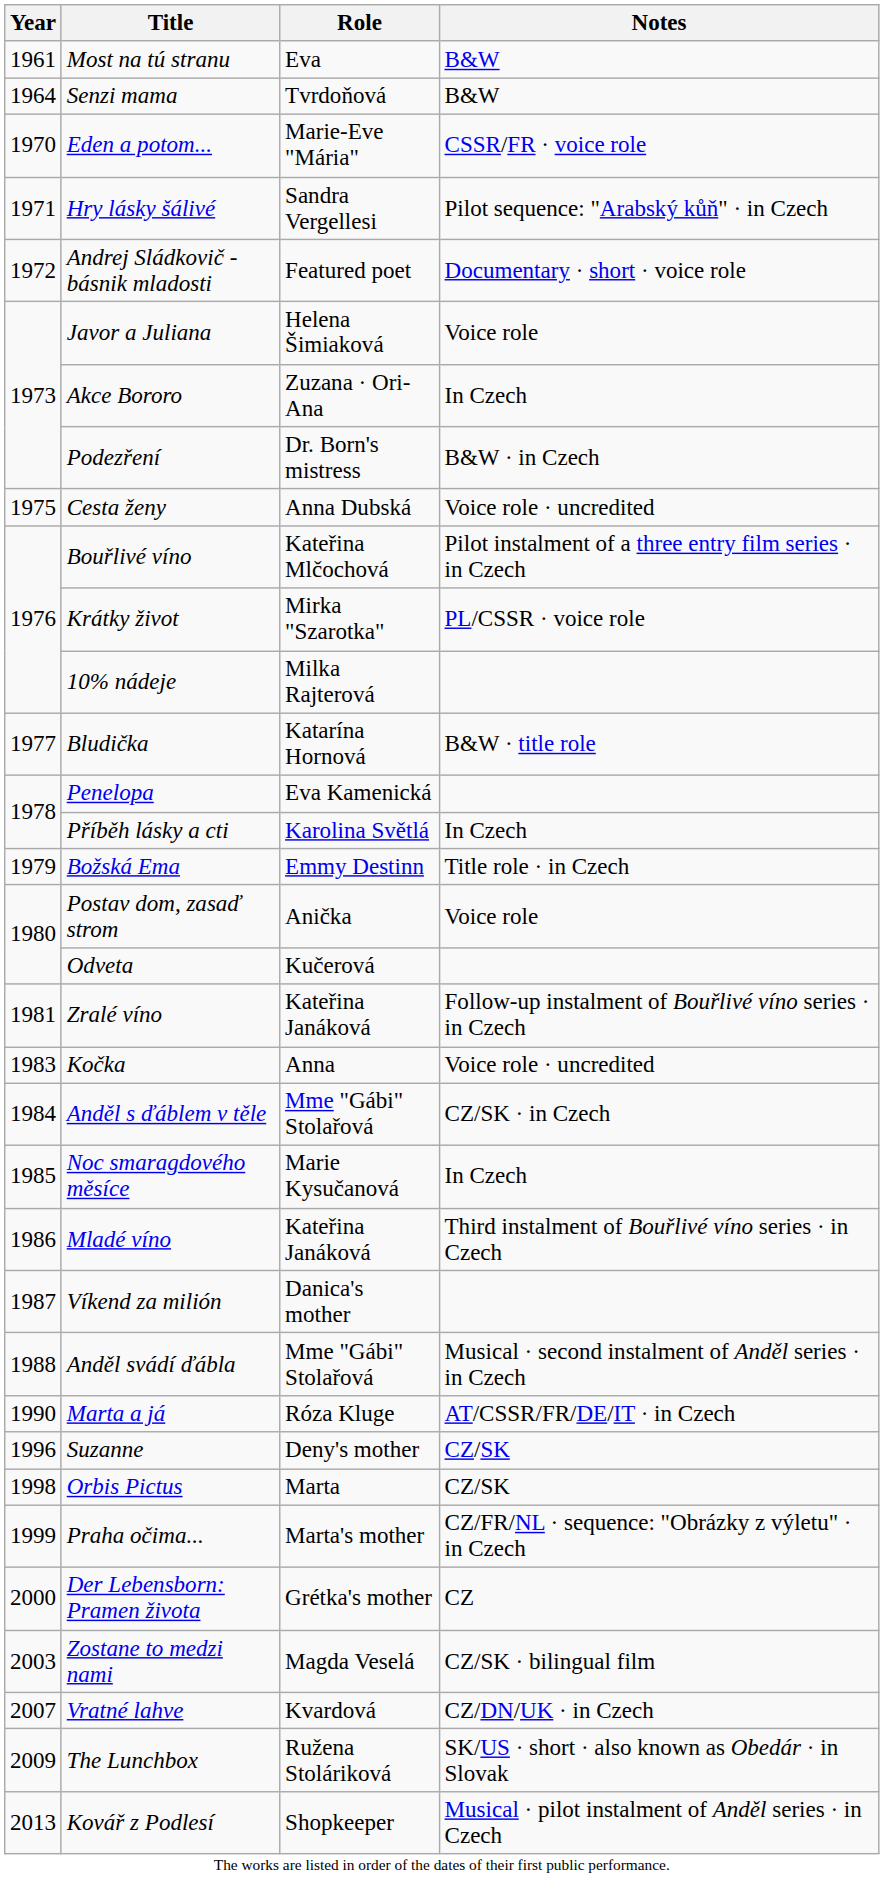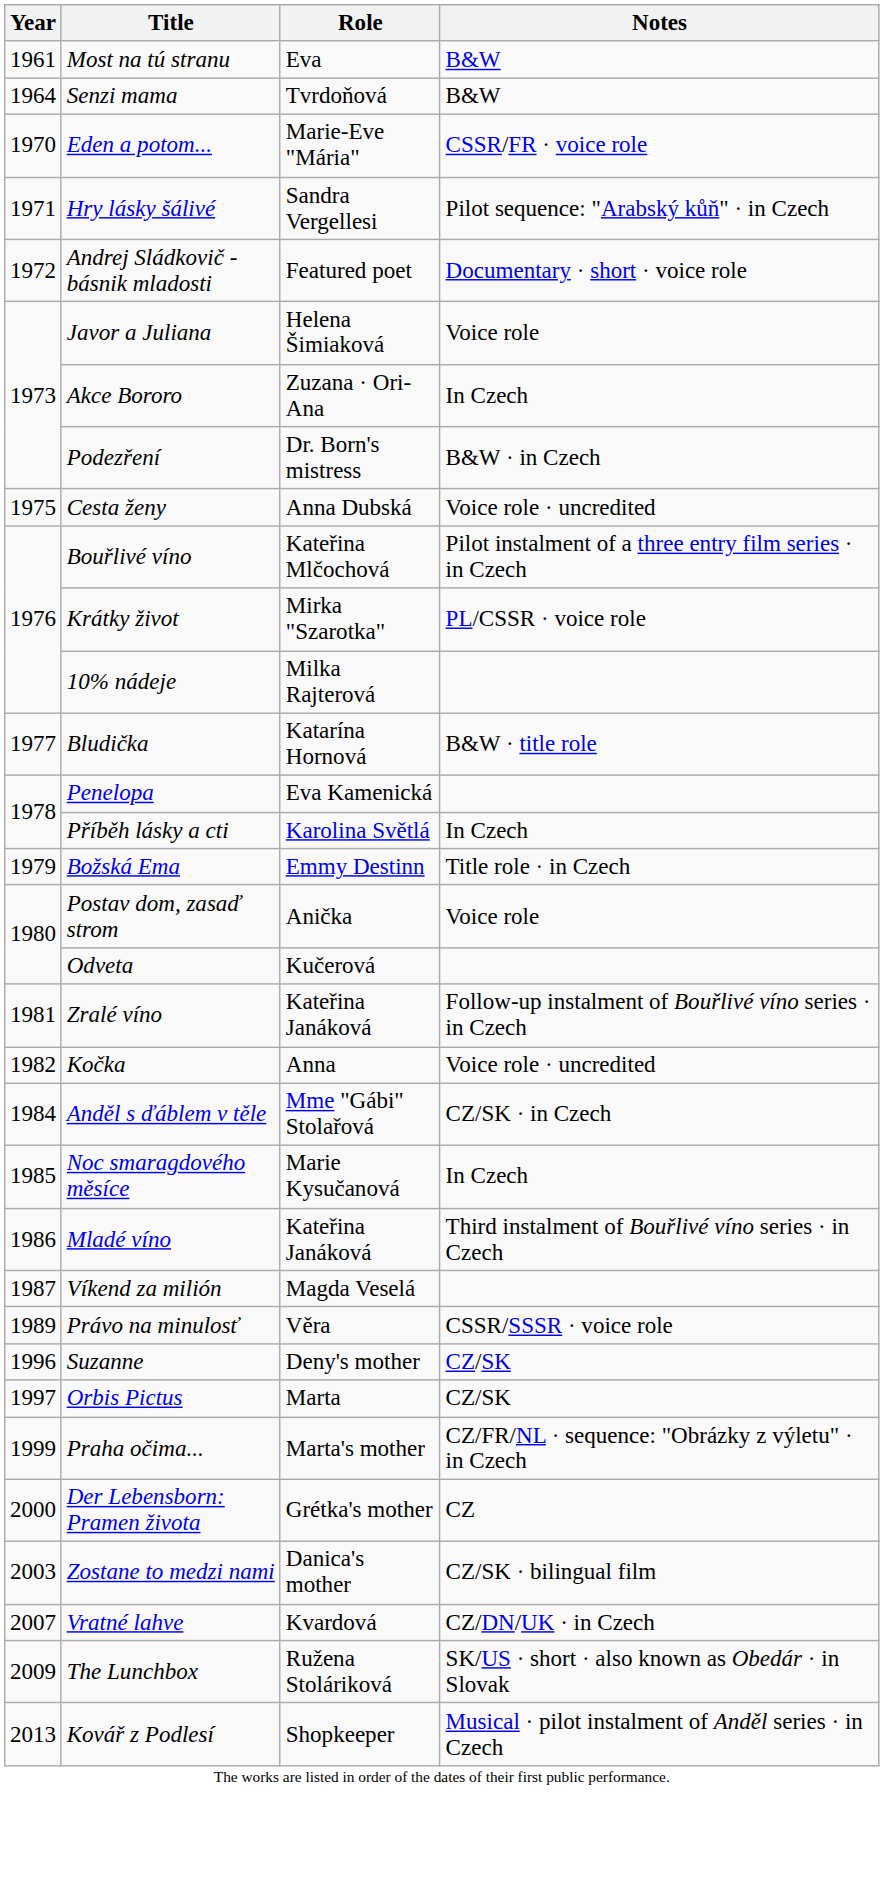(33, 1064) 1983 -> (33, 1064) 1982
(324, 1301) Danica's mother -> (351, 1288) Magda Veselá
- row: (151, 1363)
+ row: (153, 1325)
- row: (116, 1413)
(33, 1486) 1998 -> (33, 1398) 1997
(350, 1660) Magda Veselá -> (325, 1572) Danica's mother
